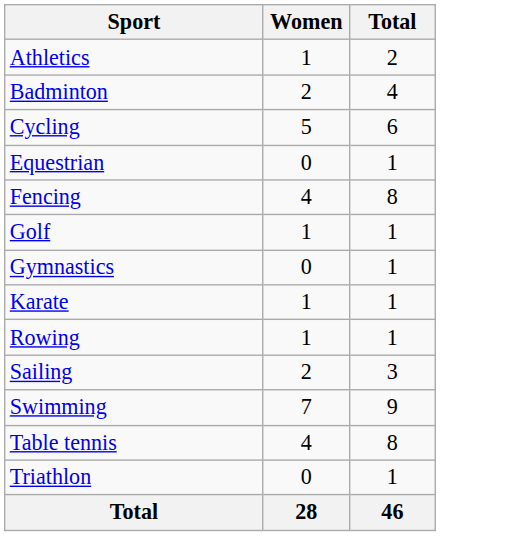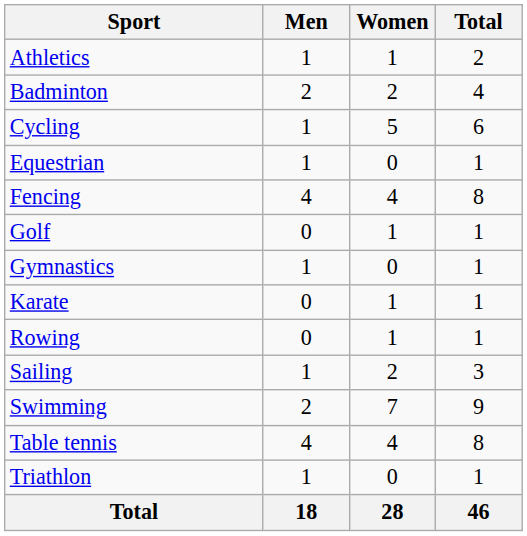+ column: (306, 22)
